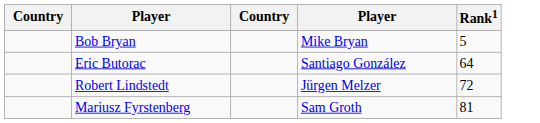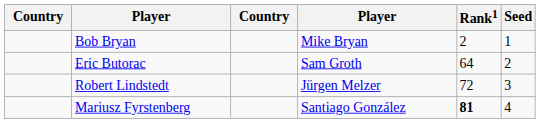+ column: (518, 17)
(463, 41) 5 -> (463, 41) 2
(353, 63) Santiago González -> (331, 63) Sam Groth
(331, 107) Sam Groth -> (353, 107) Santiago González
(467, 107) normal -> (467, 107) bold
